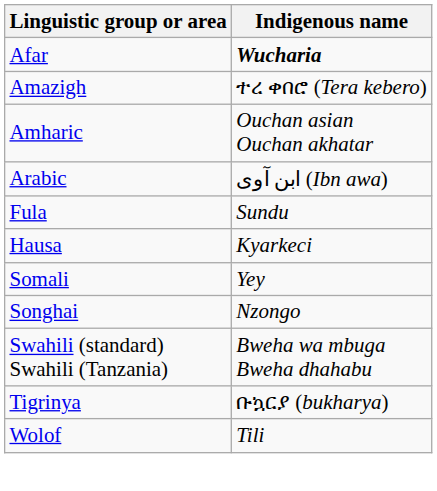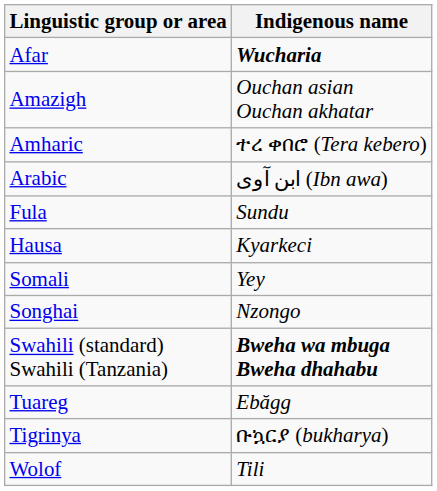(332, 87) ተረ ቀበሮ (Tera kebero) -> (305, 99) Ouchan asian Ouchan akhatar
(305, 132) Ouchan asian Ouchan akhatar -> (332, 144) ተረ ቀበሮ (Tera kebero)
(311, 356) normal -> (313, 356) bold
+ row: (39, 402)
